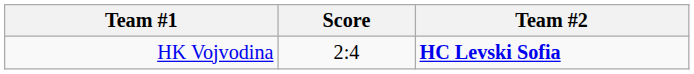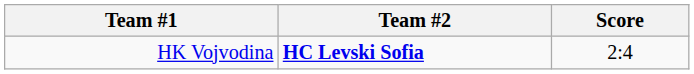columns swapped: (346, 20) <-> (552, 20)
